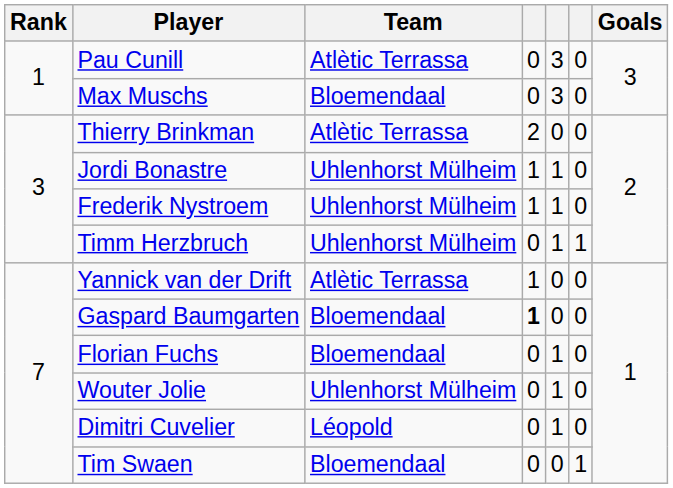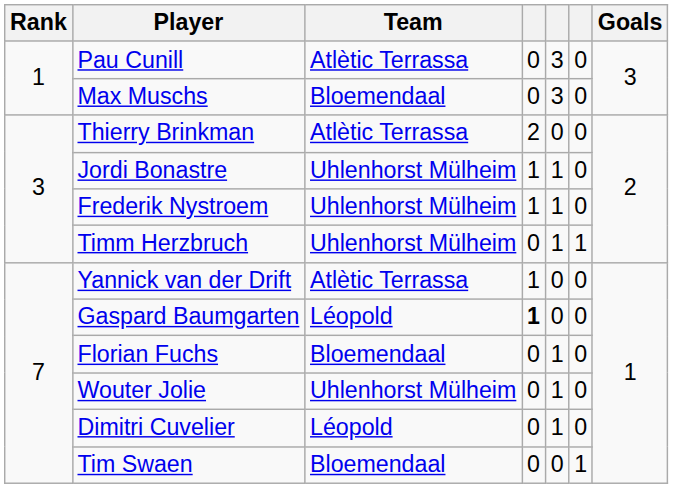(378, 317) Bloemendaal -> (351, 317) Léopold
